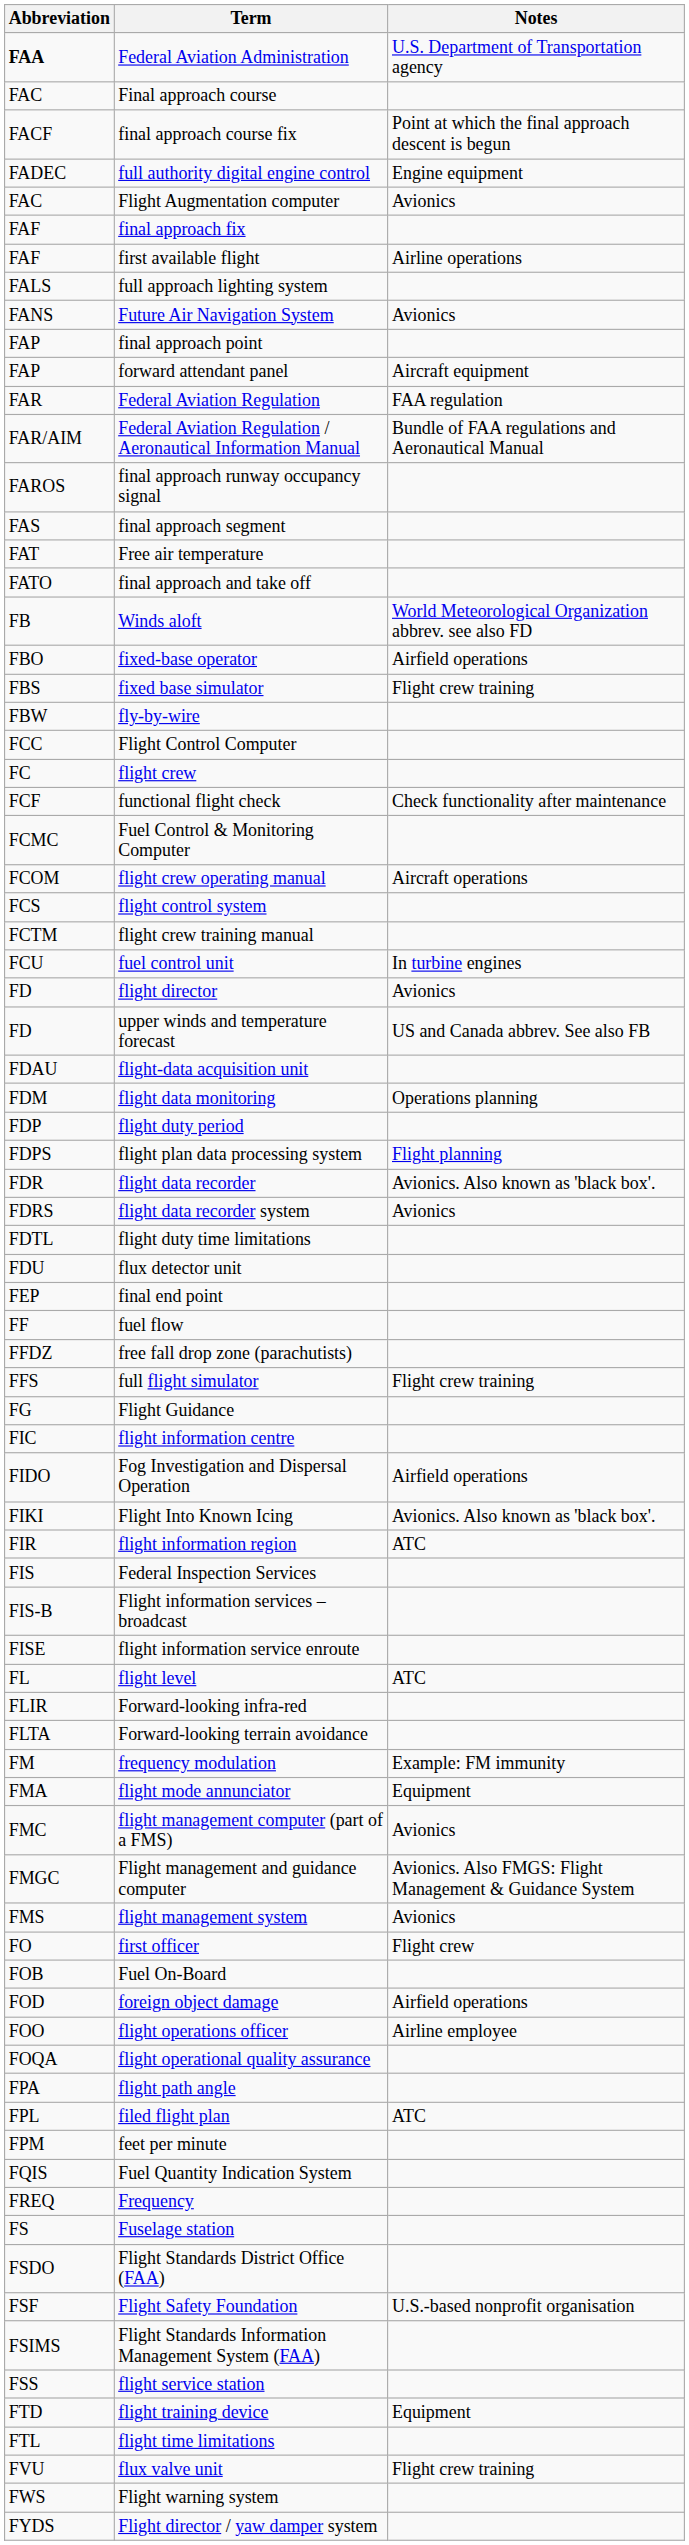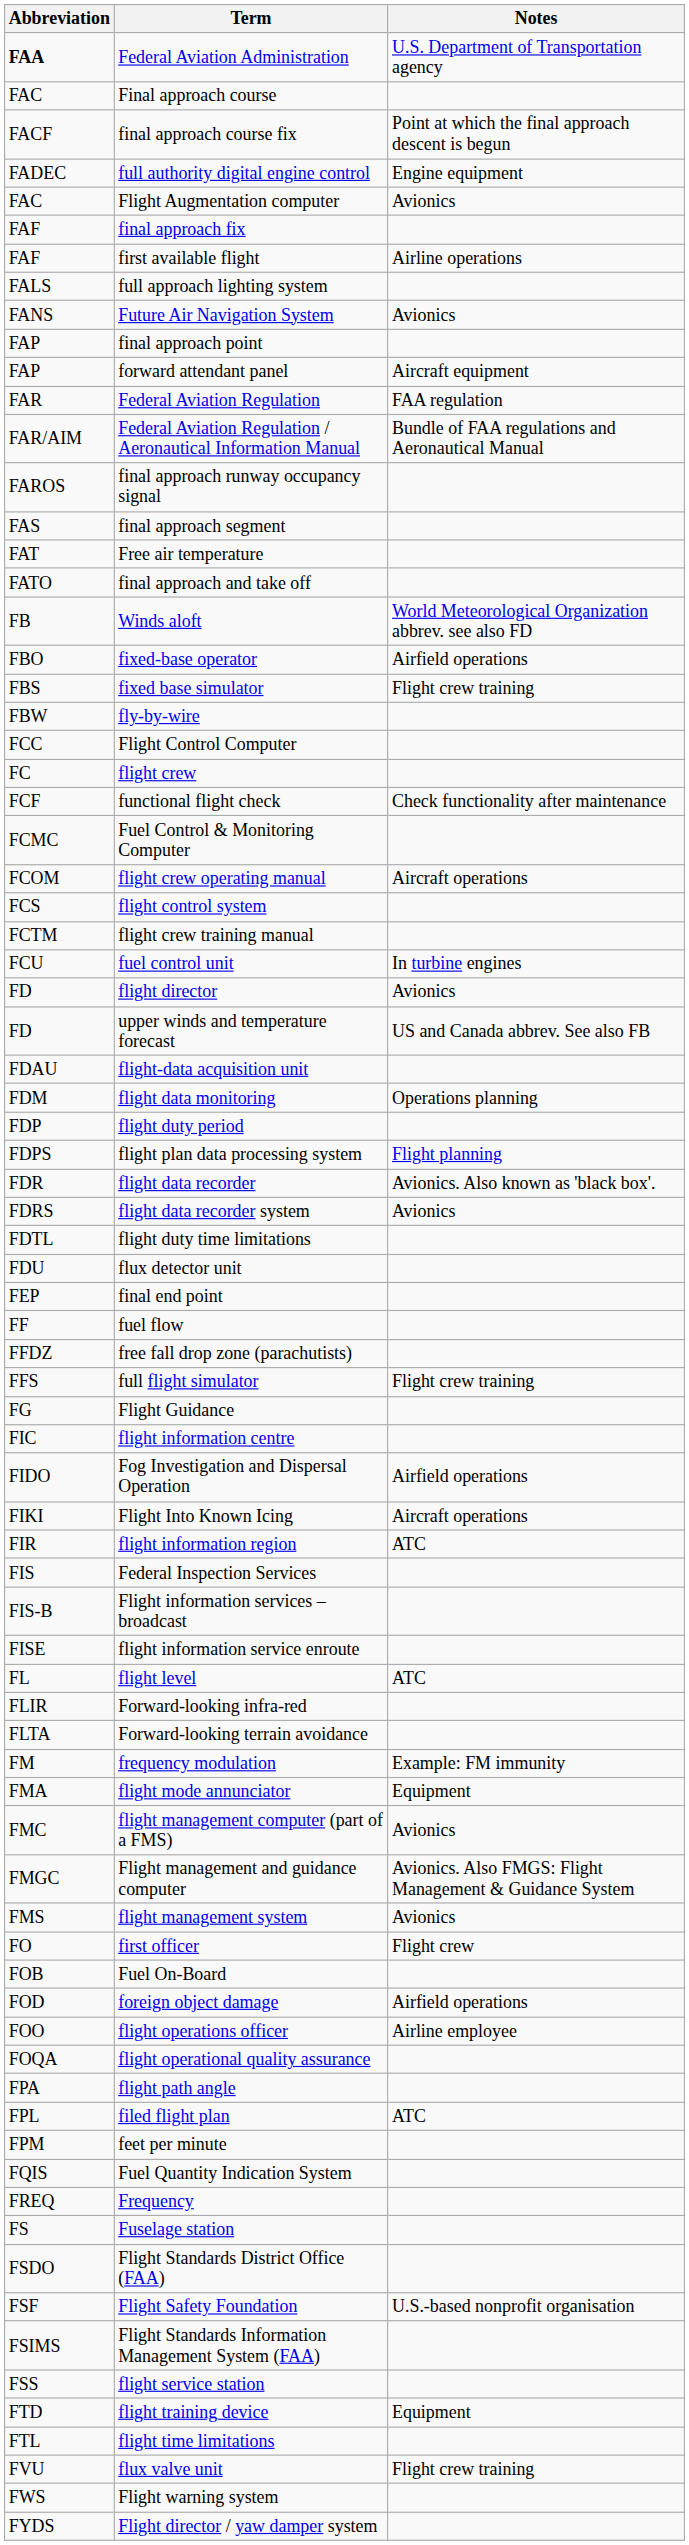(524, 1515) Avionics. Also known as 'black box'. -> (460, 1515) Aircraft operations
